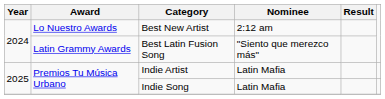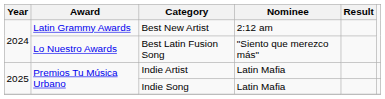(75, 28) Lo Nuestro Awards -> (82, 28) Latin Grammy Awards
(82, 49) Latin Grammy Awards -> (75, 49) Lo Nuestro Awards
